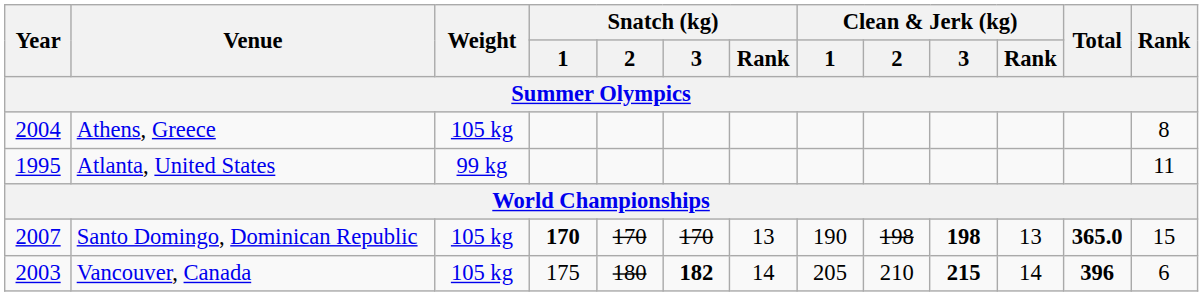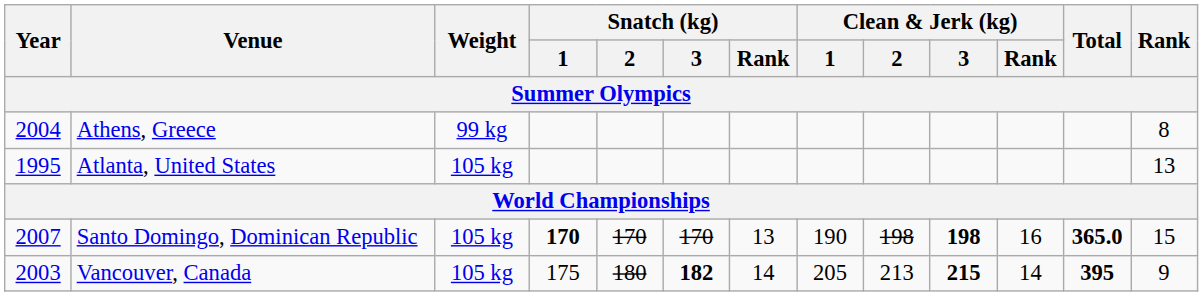(482, 129) 105 kg -> (482, 129) 99 kg
(482, 165) 99 kg -> (482, 165) 105 kg
(1164, 165) 11 -> (1164, 165) 13
(1030, 237) 13 -> (1030, 237) 16
(897, 272) 210 -> (897, 272) 213
(1097, 272) 396 -> (1097, 272) 395
(1164, 272) 6 -> (1164, 272) 9
